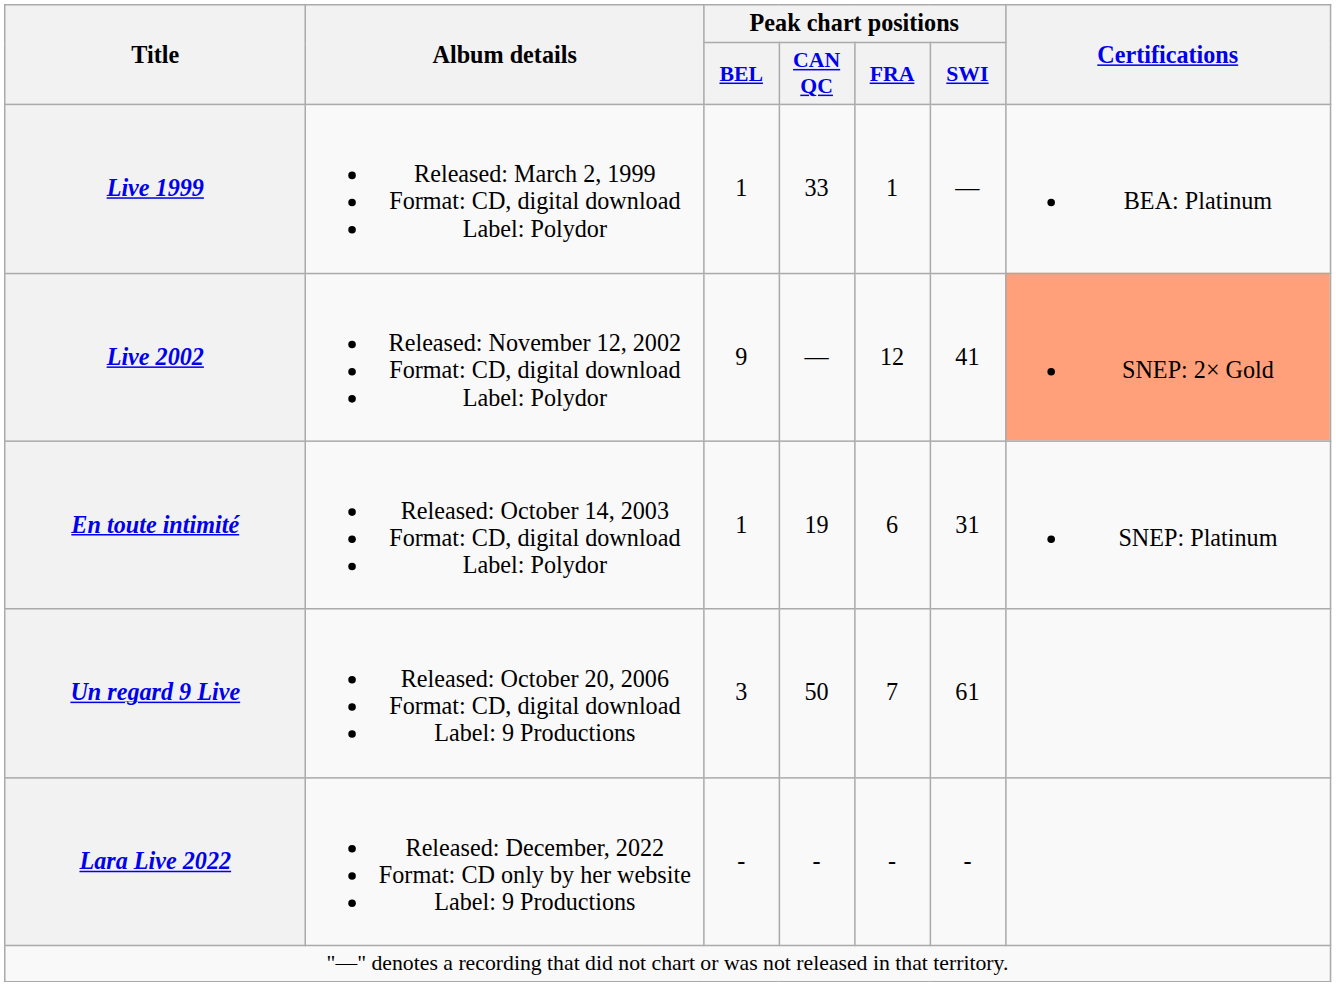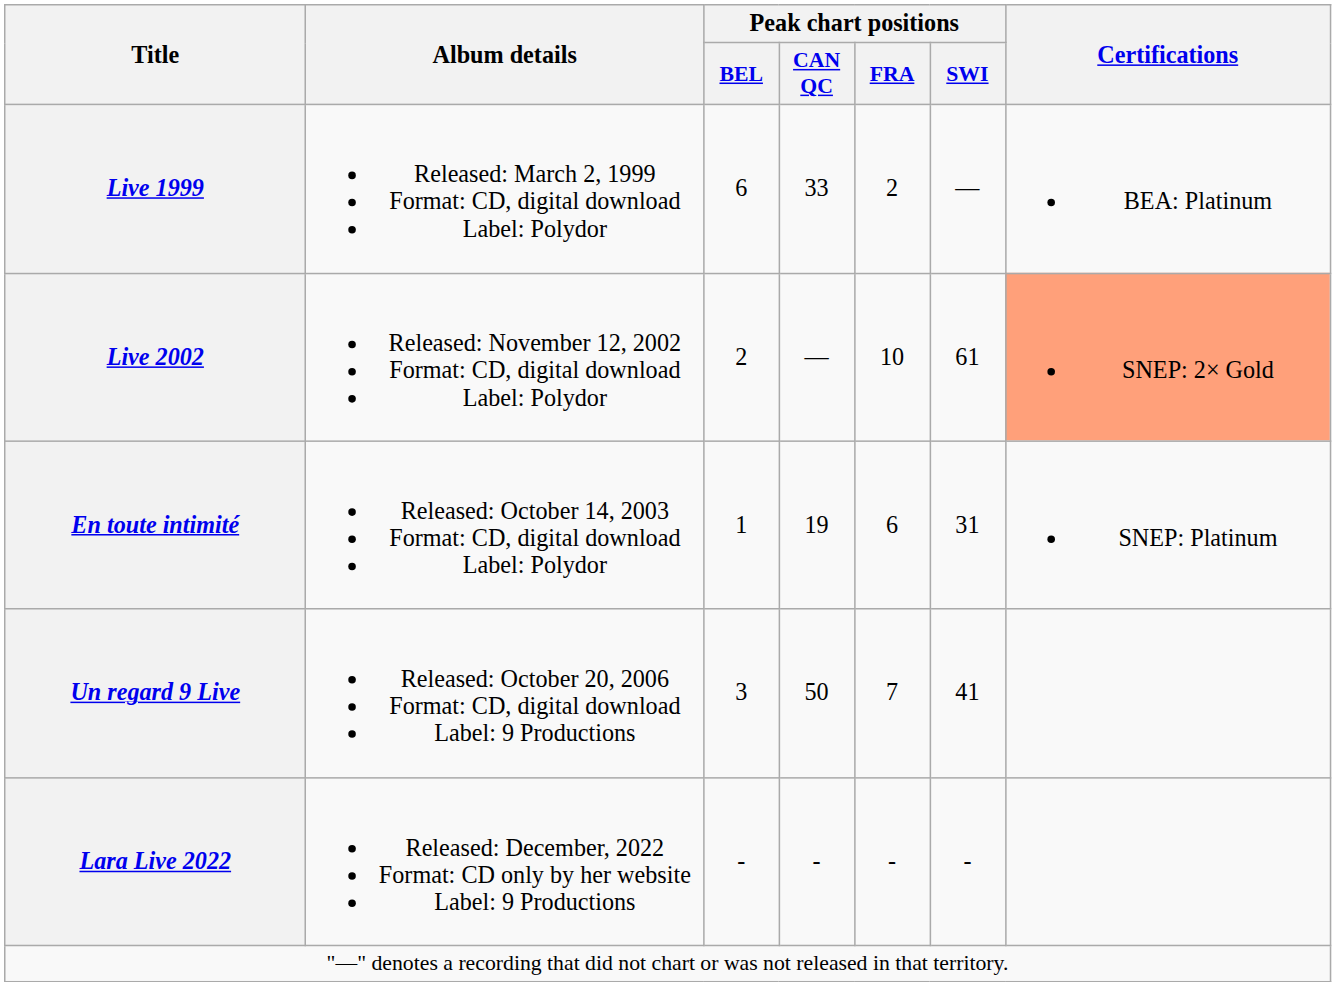(741, 188) 1 -> (741, 188) 6
(892, 188) 1 -> (892, 188) 2
(741, 356) 9 -> (741, 356) 2
(892, 356) 12 -> (892, 356) 10
(967, 356) 41 -> (967, 356) 61
(967, 692) 61 -> (967, 692) 41
